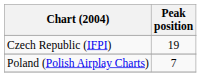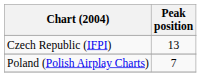(174, 44) 19 -> (174, 44) 13
